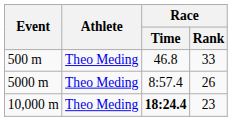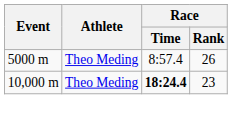- row: (25, 60)
